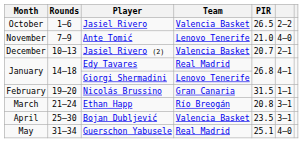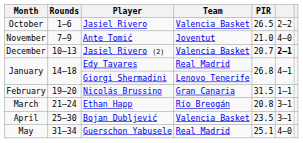(213, 38) Lenovo Tenerife -> (195, 38) Joventut
(285, 51) normal -> (285, 51) bold
